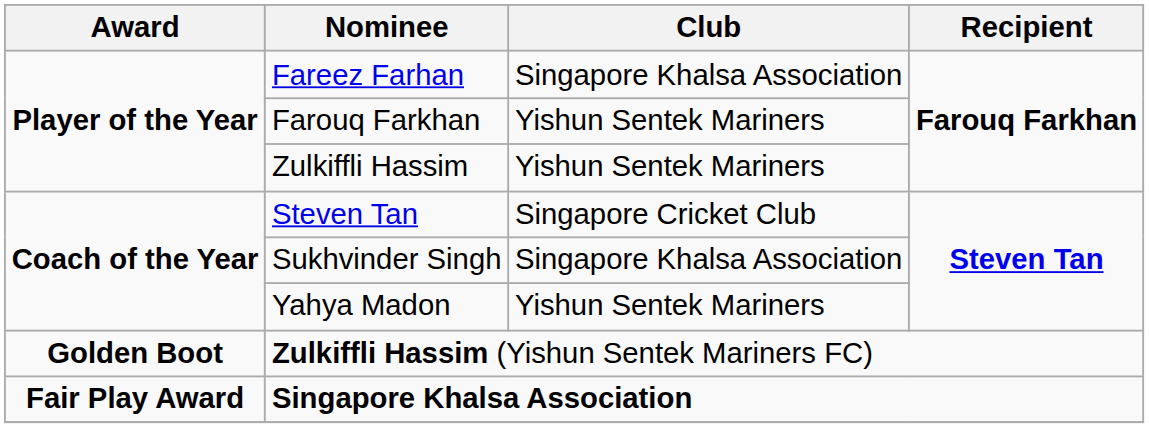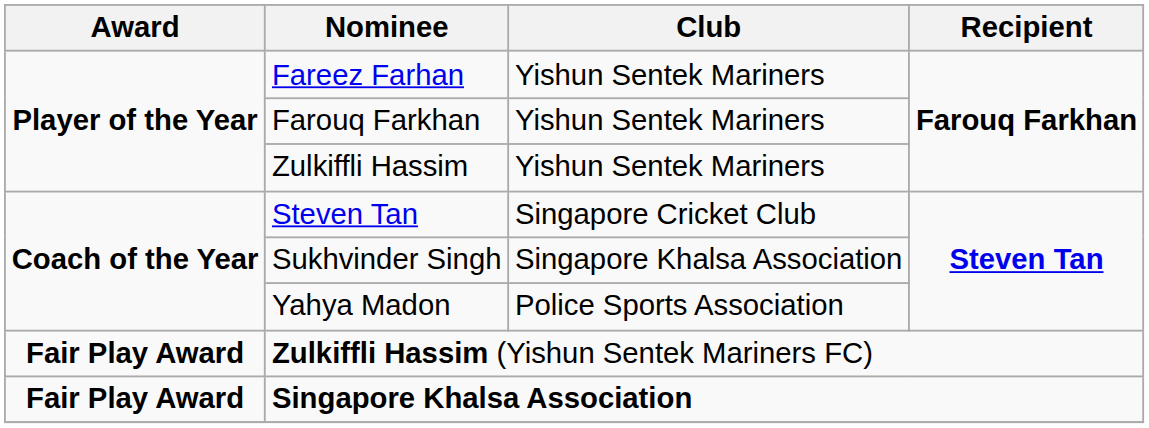(709, 74) Singapore Khalsa Association -> (670, 74) Yishun Sentek Mariners
(670, 306) Yishun Sentek Mariners -> (679, 306) Police Sports Association
(135, 352) Golden Boot -> (135, 352) Fair Play Award
